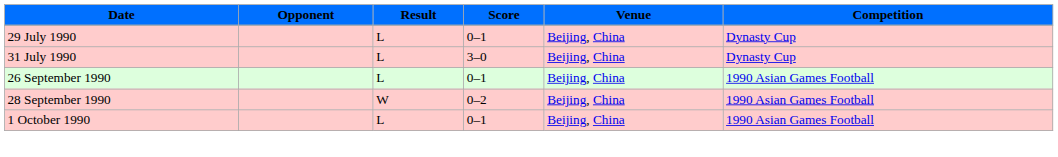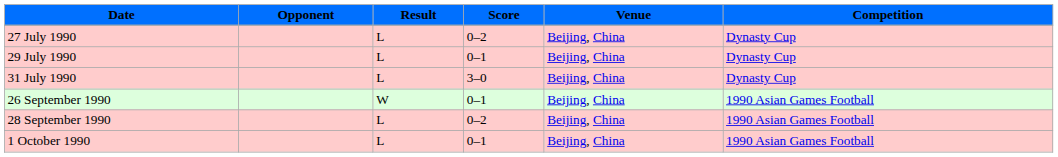+ row: (42, 36)
(380, 78) L -> (383, 99) W
(383, 99) W -> (380, 120) L
